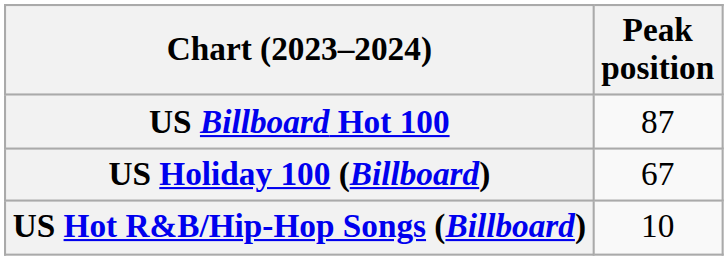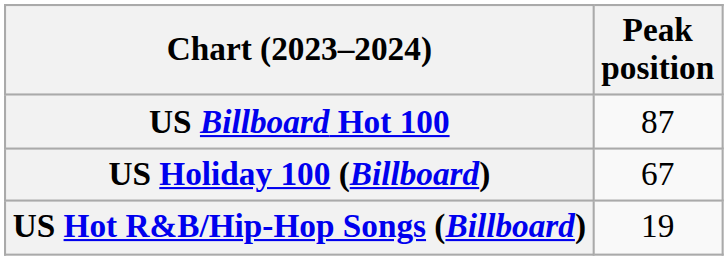(658, 226) 10 -> (658, 226) 19
